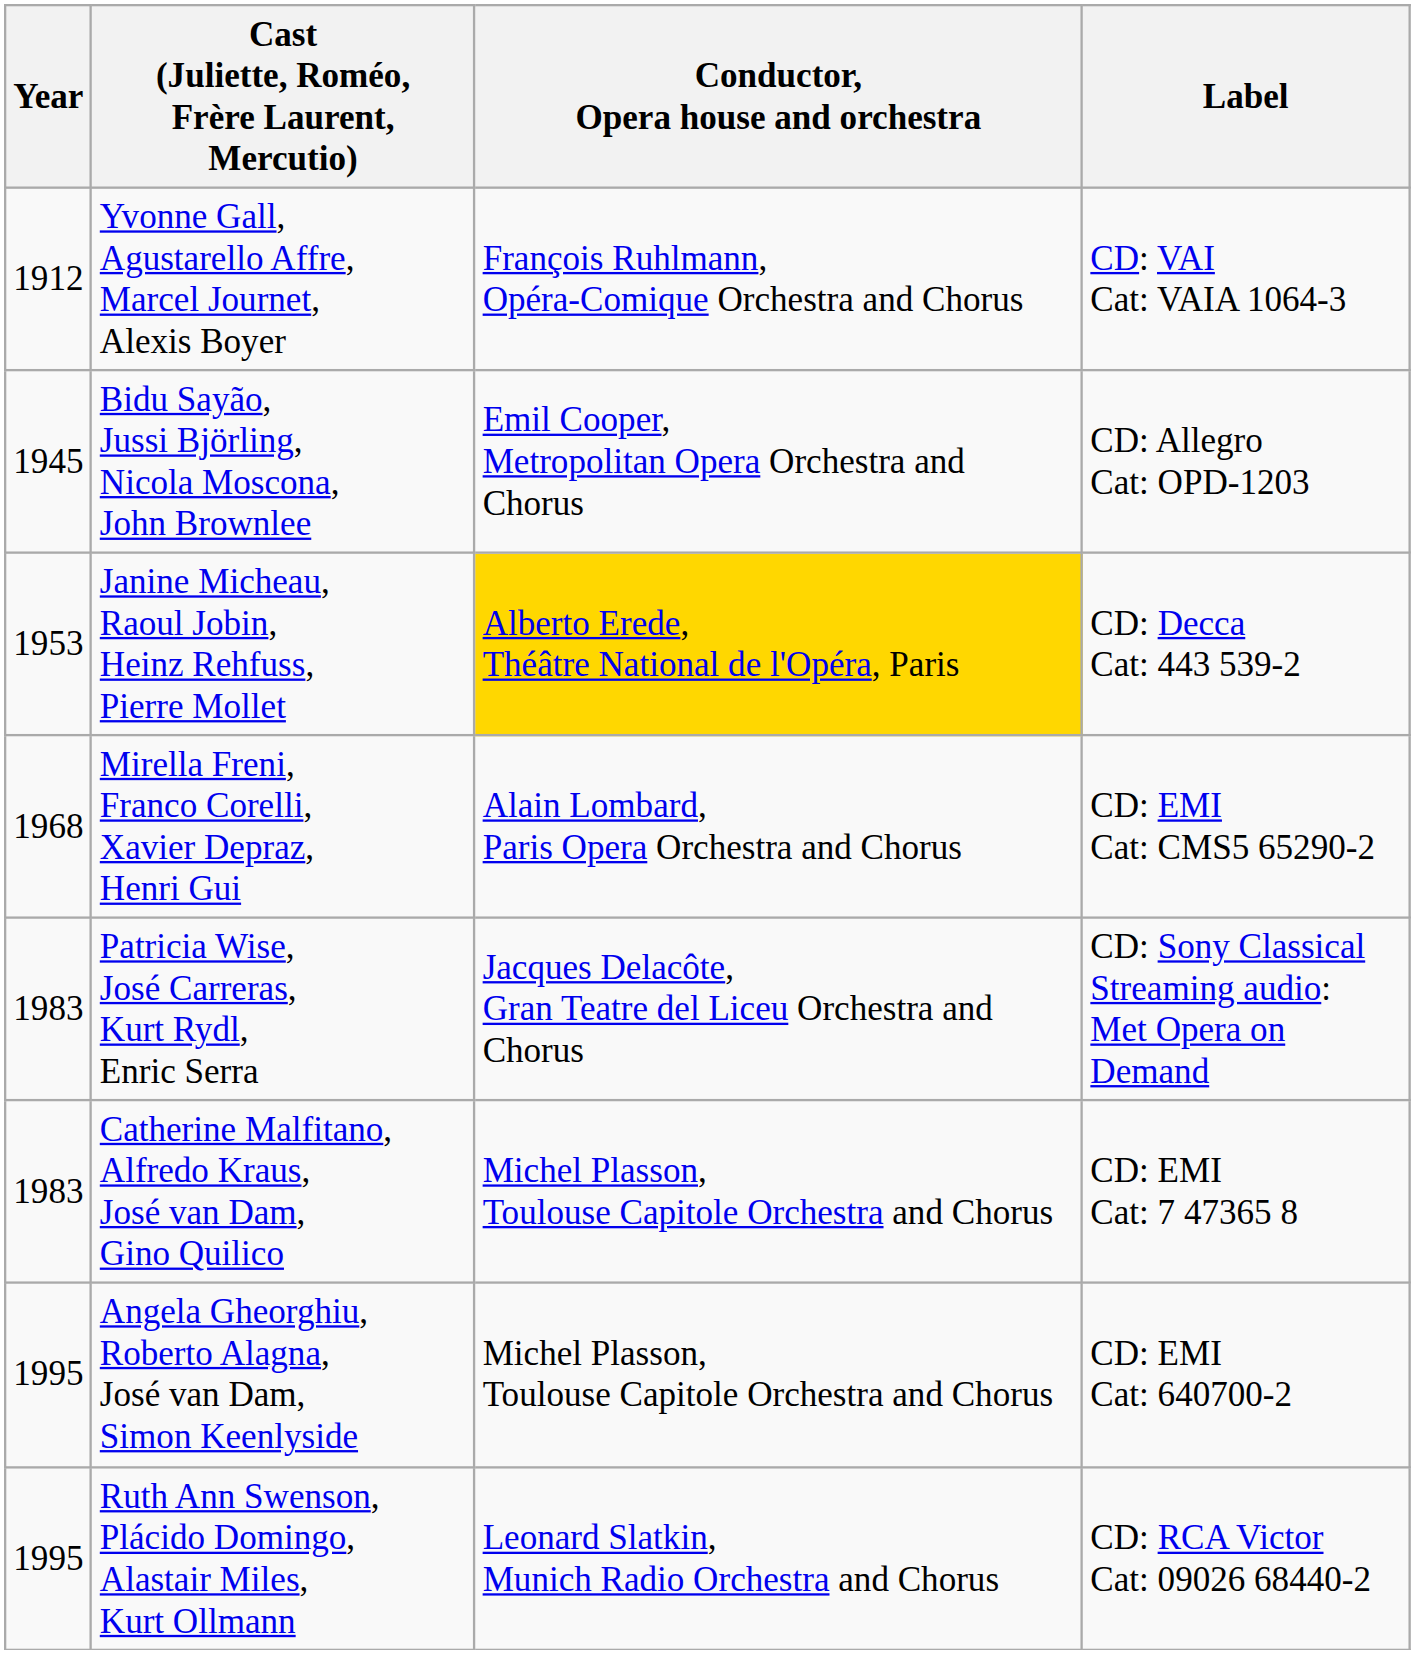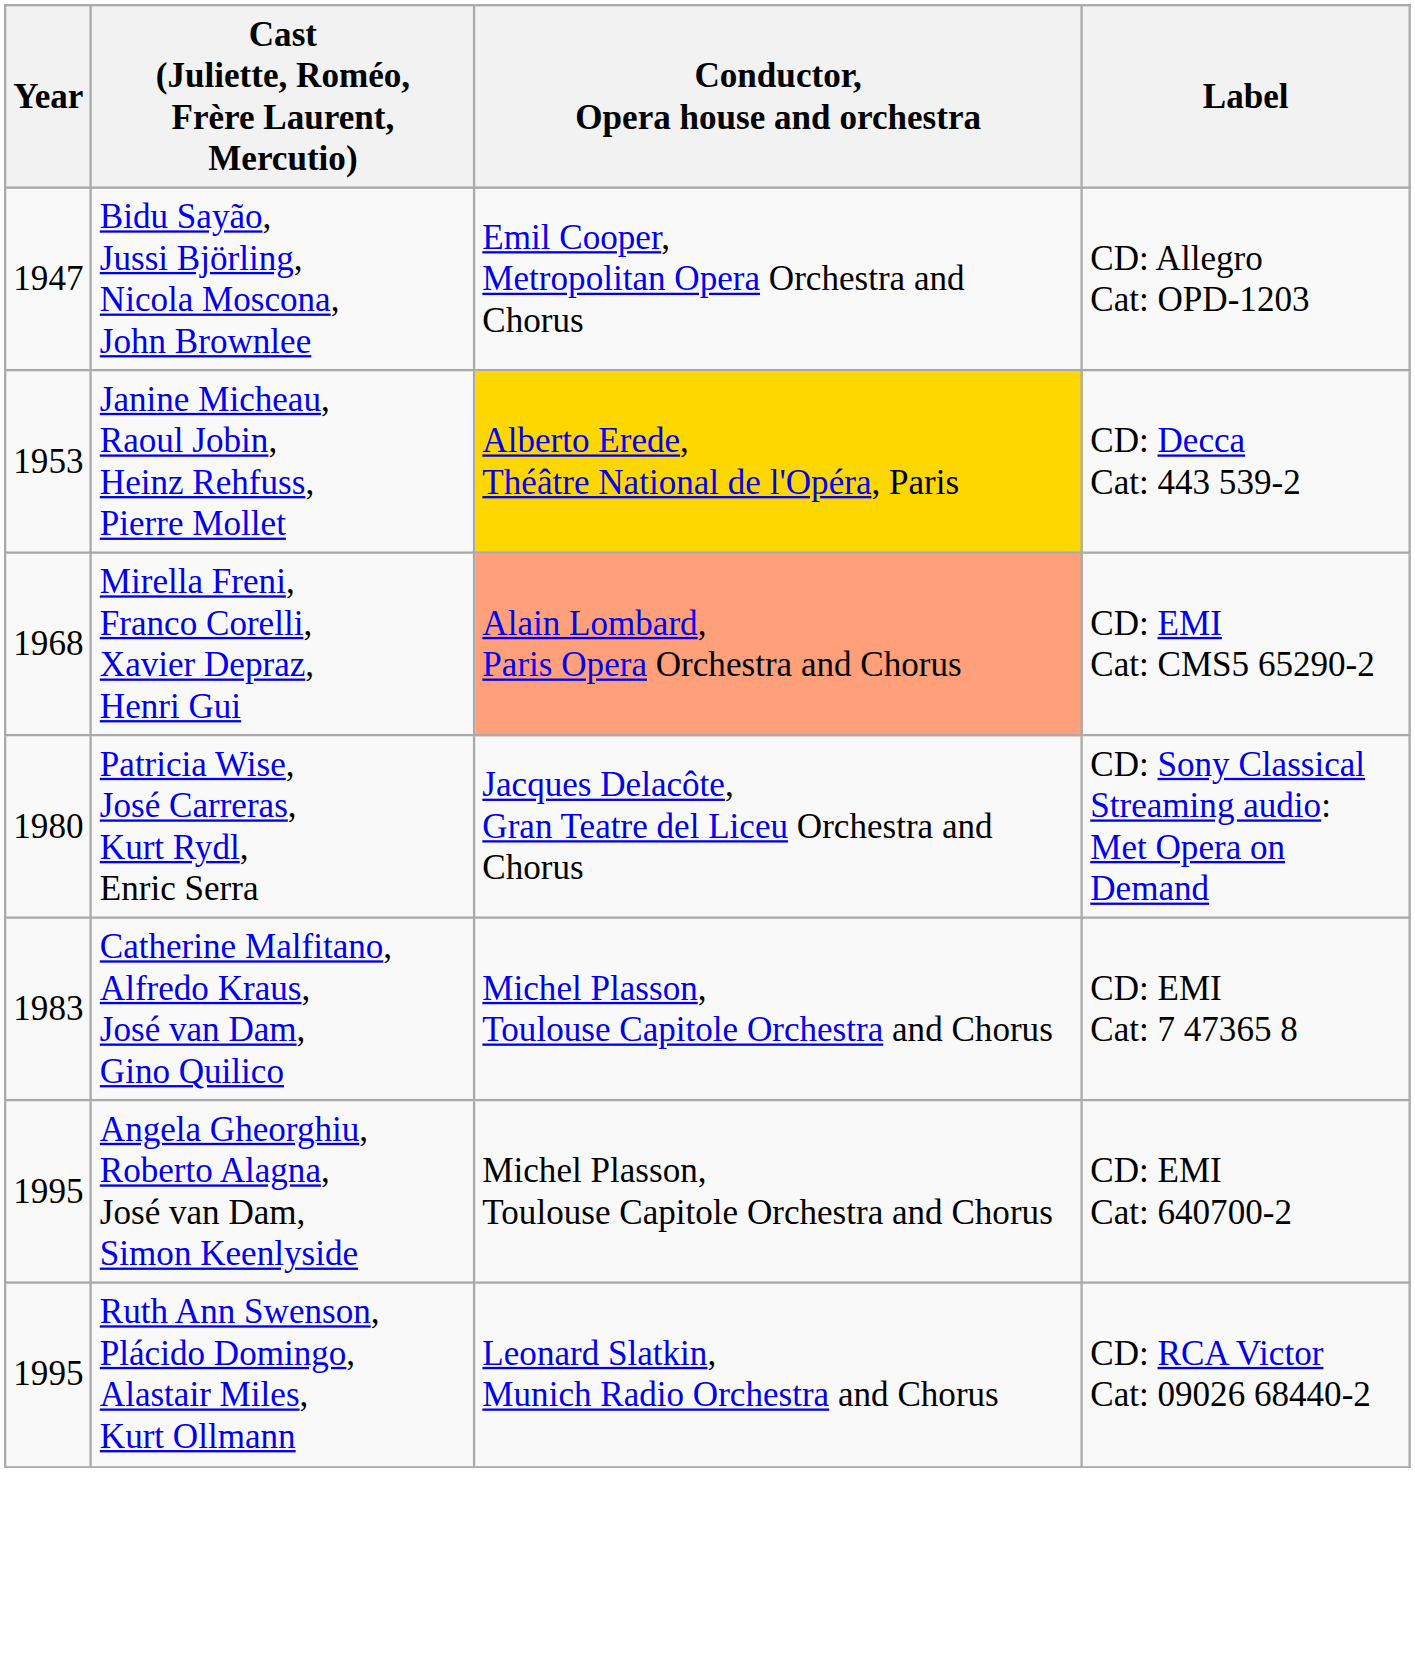- row: (227, 278)
(48, 461) 1945 -> (48, 278) 1947
(722, 826) no background -> (722, 643) lightsalmon background
(48, 1009) 1983 -> (48, 826) 1980
